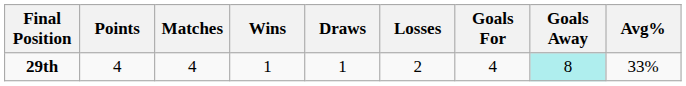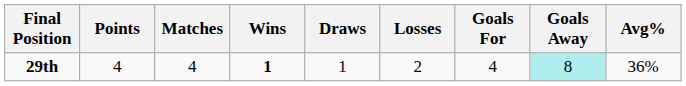(267, 66) normal -> (267, 66) bold
(643, 66) 33% -> (643, 66) 36%
